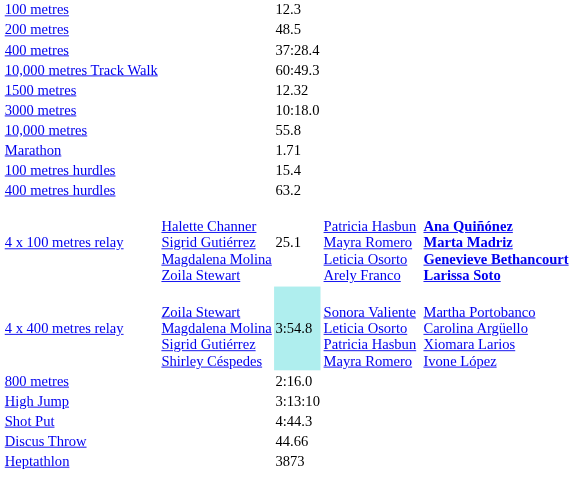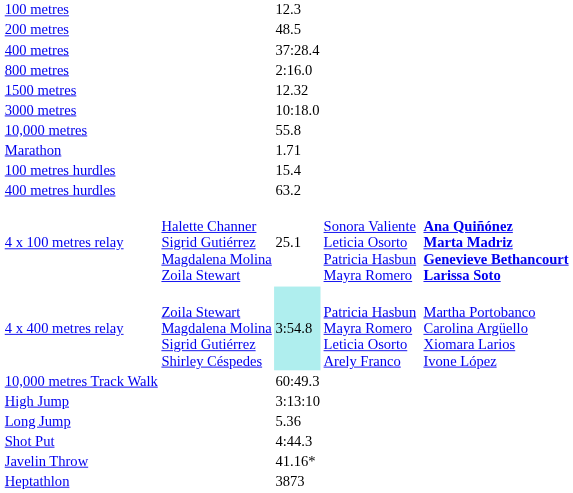rows swapped: (37, 381) <-> (81, 70)
(370, 251) Patricia Hasbun Mayra Romero Leticia Osorto Arely Franco -> (370, 251) Sonora Valiente Leticia Osorto Patricia Hasbun Mayra Romero
(370, 336) Sonora Valiente Leticia Osorto Patricia Hasbun Mayra Romero -> (370, 336) Patricia Hasbun Mayra Romero Leticia Osorto Arely Franco
+ row: (38, 421)
- row: (46, 441)
+ row: (46, 461)
